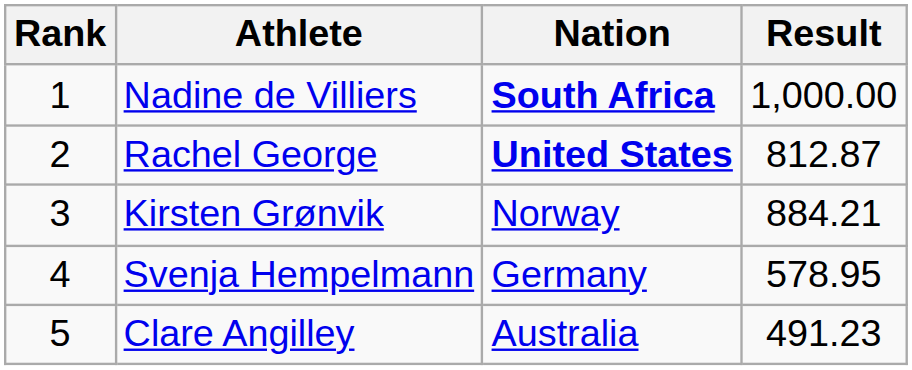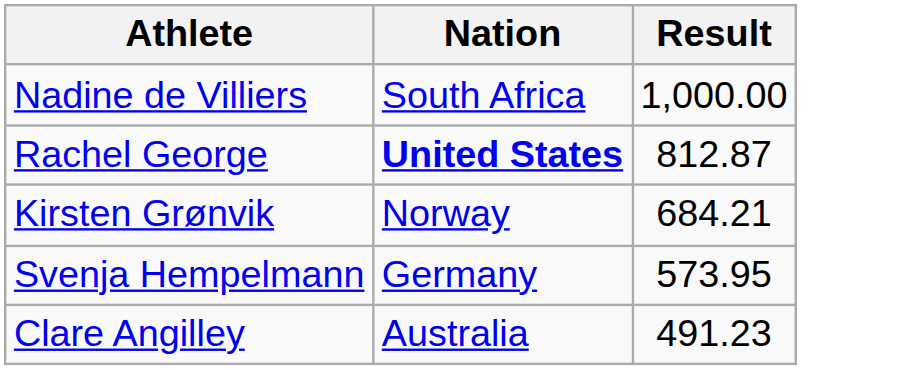- column: (60, 34)
(603, 94) bold -> (484, 94) normal
(824, 214) 884.21 -> (714, 214) 684.21
(824, 273) 578.95 -> (714, 273) 573.95
